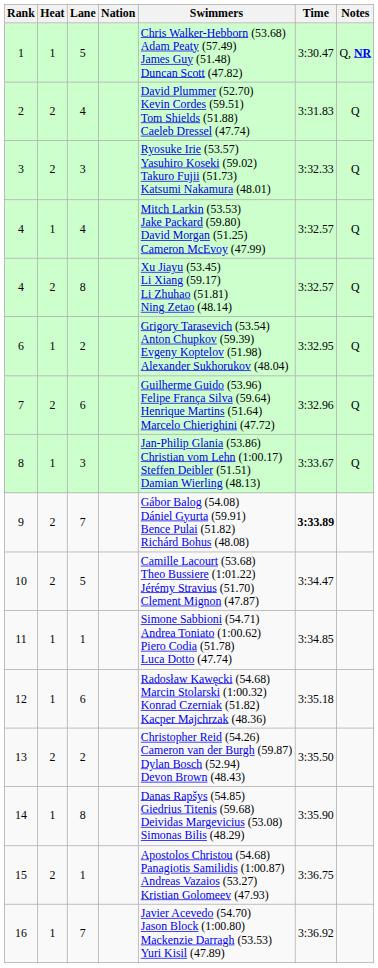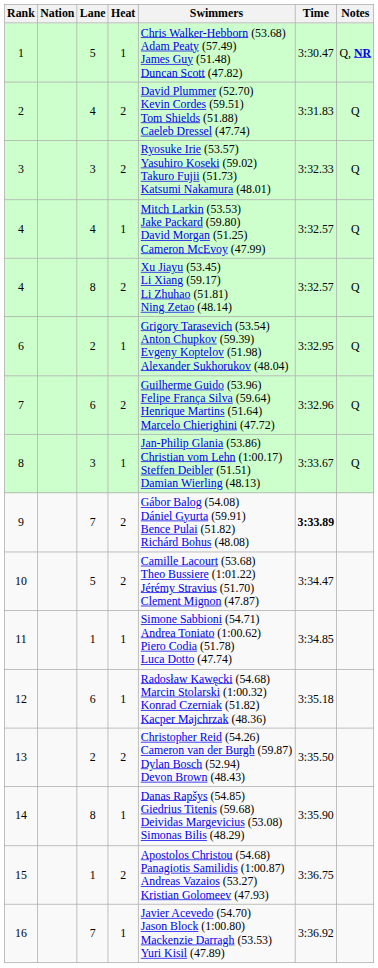columns swapped: (52, 13) <-> (118, 13)
